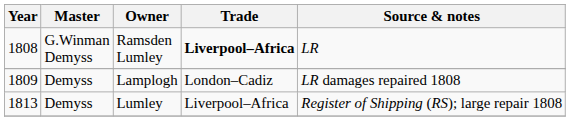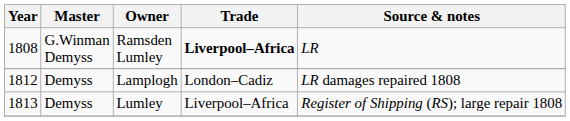(23, 80) 1809 -> (23, 80) 1812
